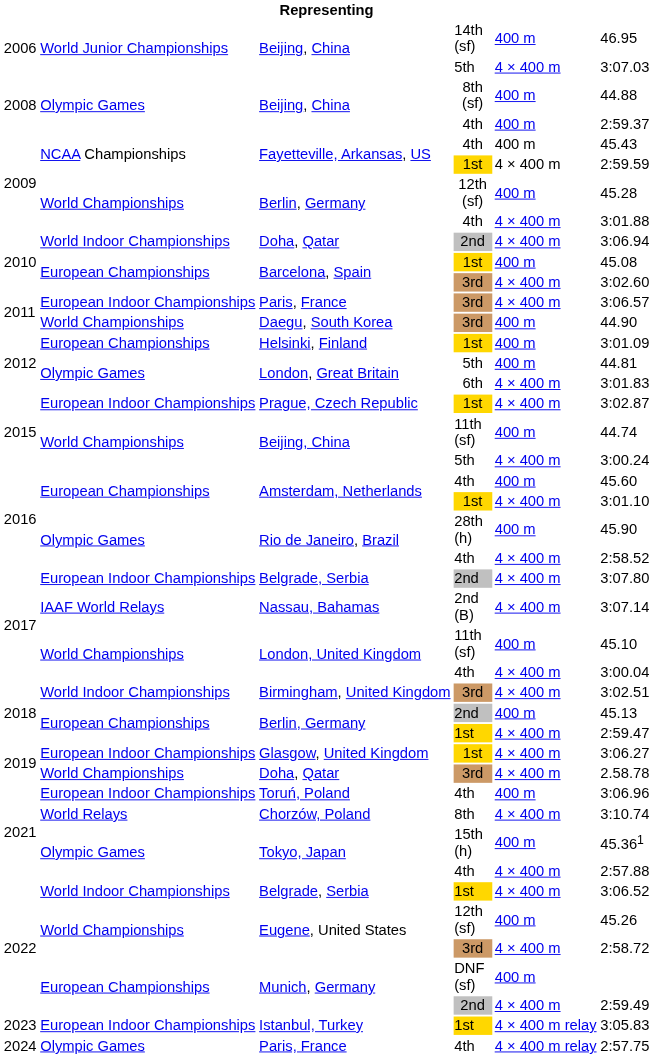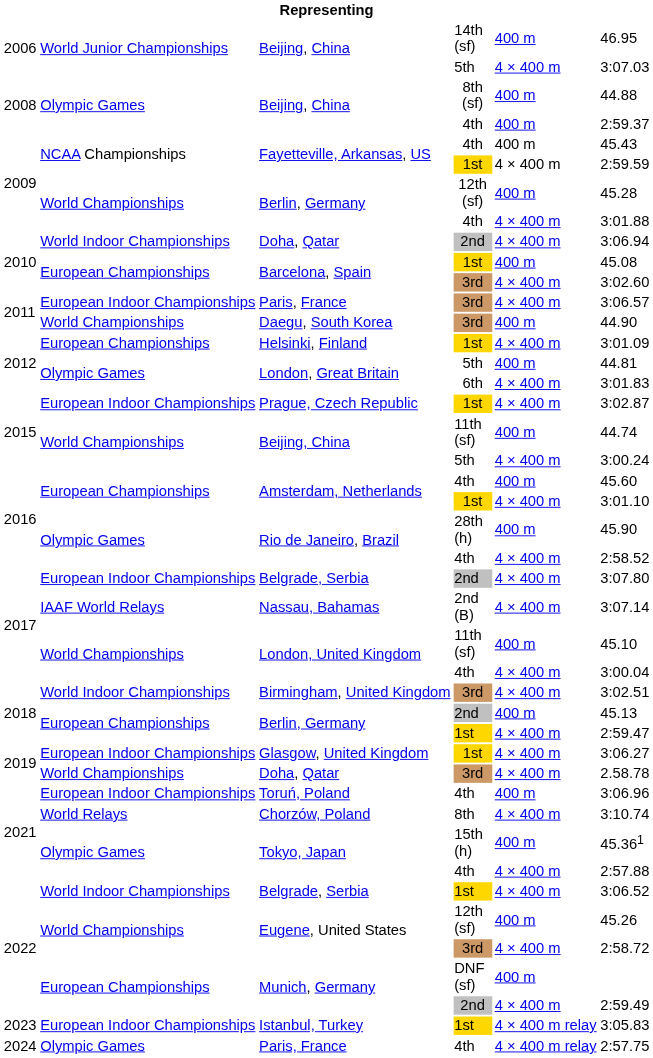(515, 343) 400 m -> (528, 343) 4 × 400 m
